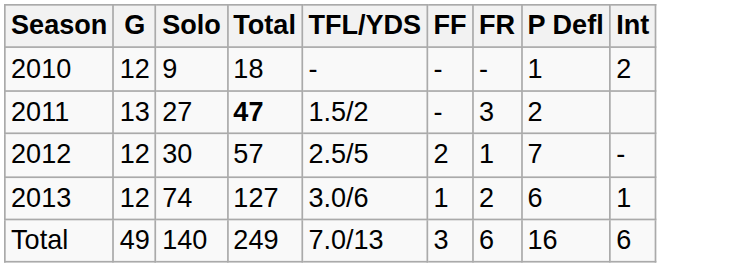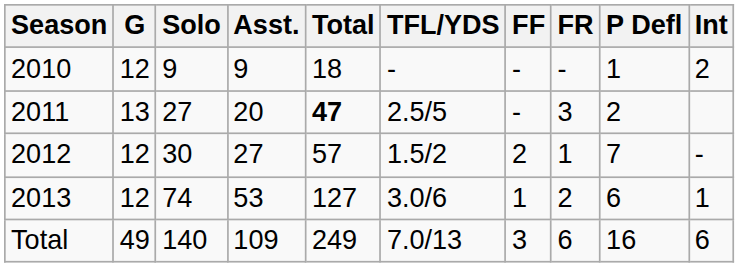+ column: (266, 25)
(338, 111) 1.5/2 -> (417, 111) 2.5/5
(338, 154) 2.5/5 -> (417, 154) 1.5/2
